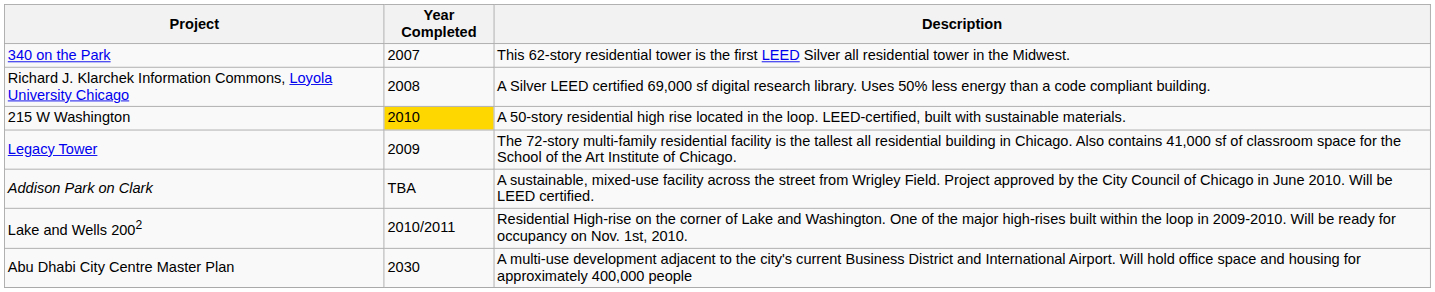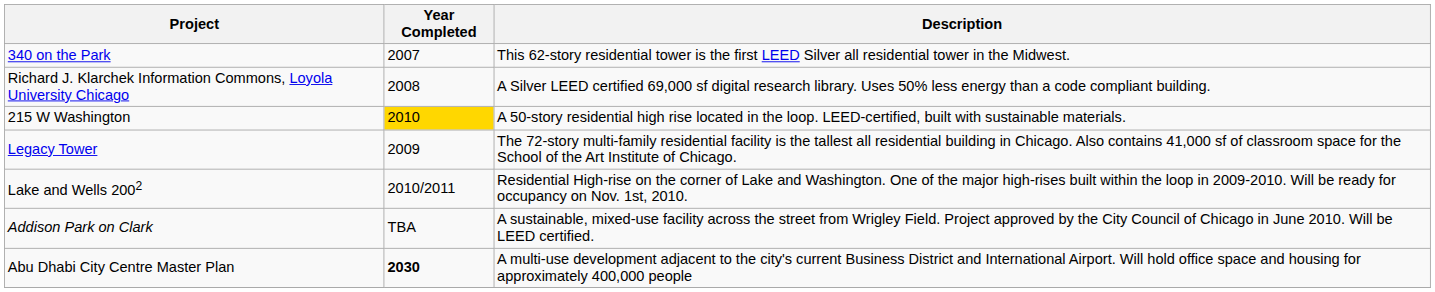rows swapped: (75, 228) <-> (80, 188)
(404, 267) normal -> (404, 267) bold
